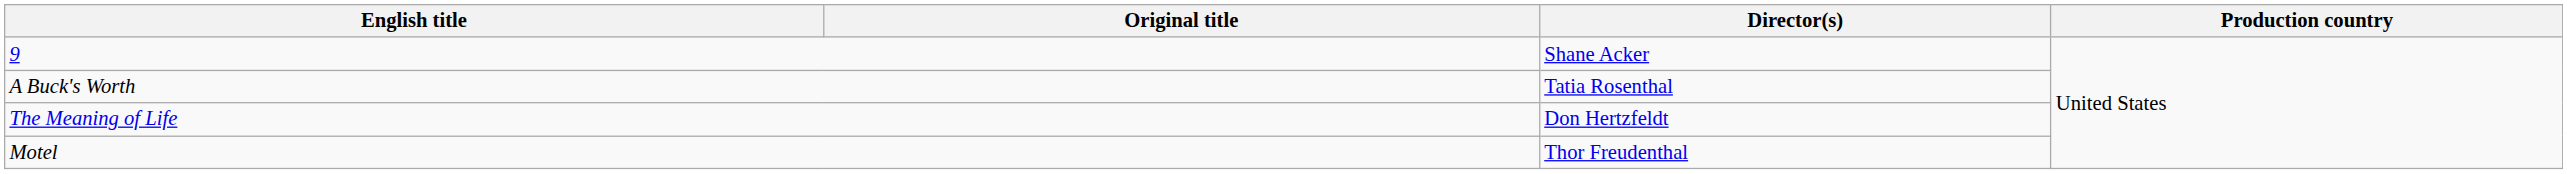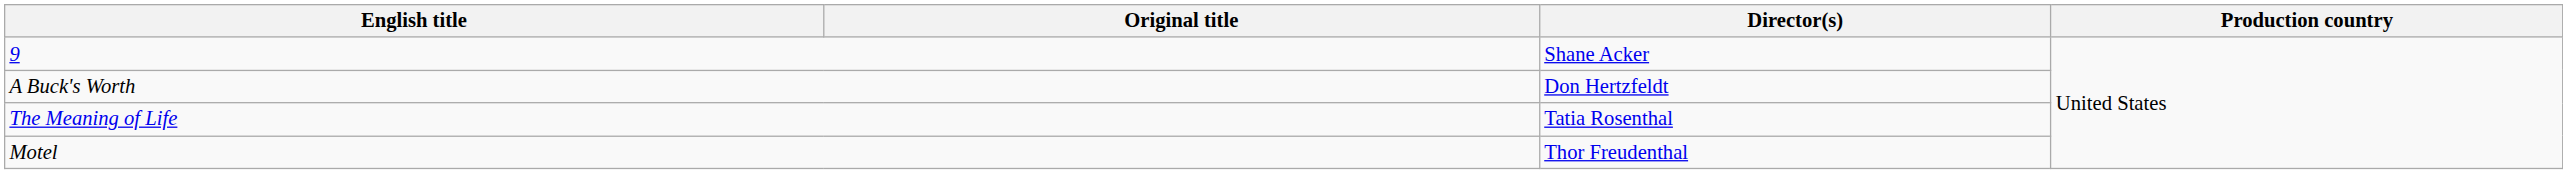(1609, 86) Tatia Rosenthal -> (1606, 86) Don Hertzfeldt
(1606, 119) Don Hertzfeldt -> (1609, 119) Tatia Rosenthal
